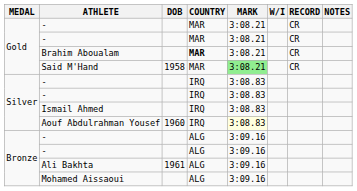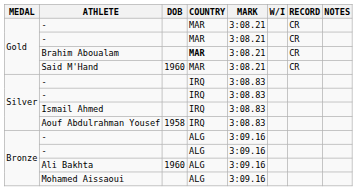(175, 67) 1958 -> (175, 67) 1960
(247, 67) lightgreen background -> (247, 67) no background
(175, 123) 1960 -> (175, 123) 1958
(247, 123) lightyellow background -> (247, 123) no background
(175, 165) 1961 -> (175, 165) 1960
